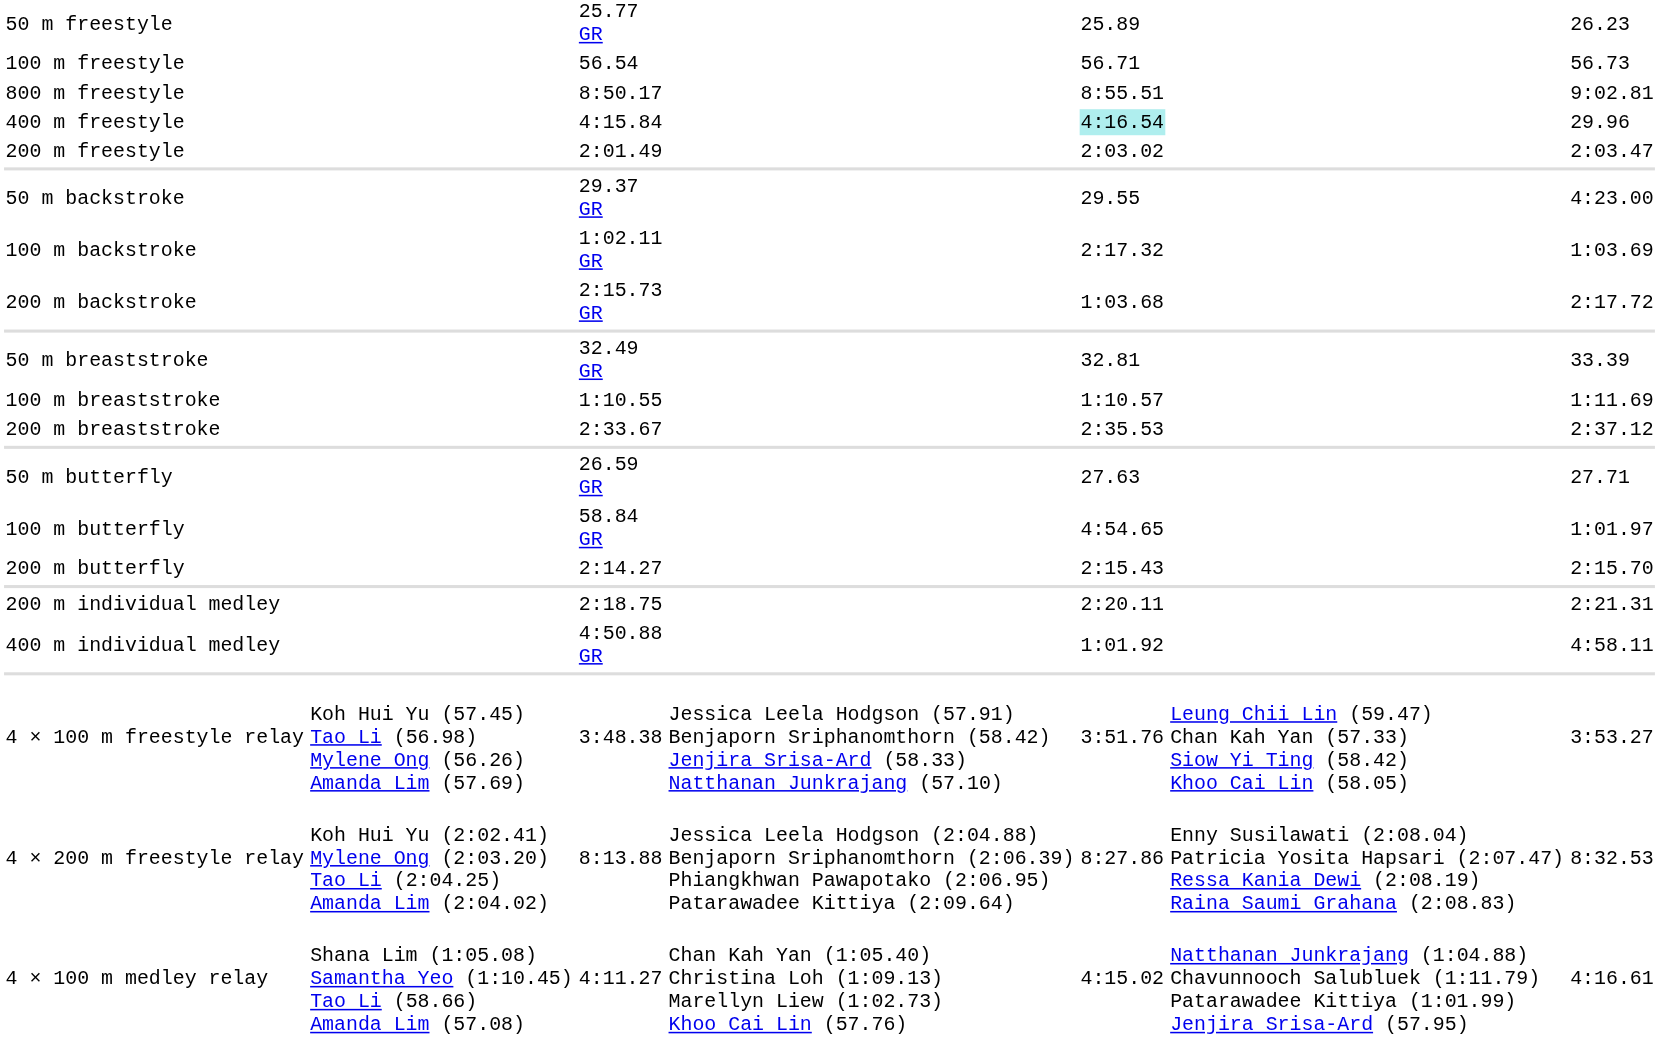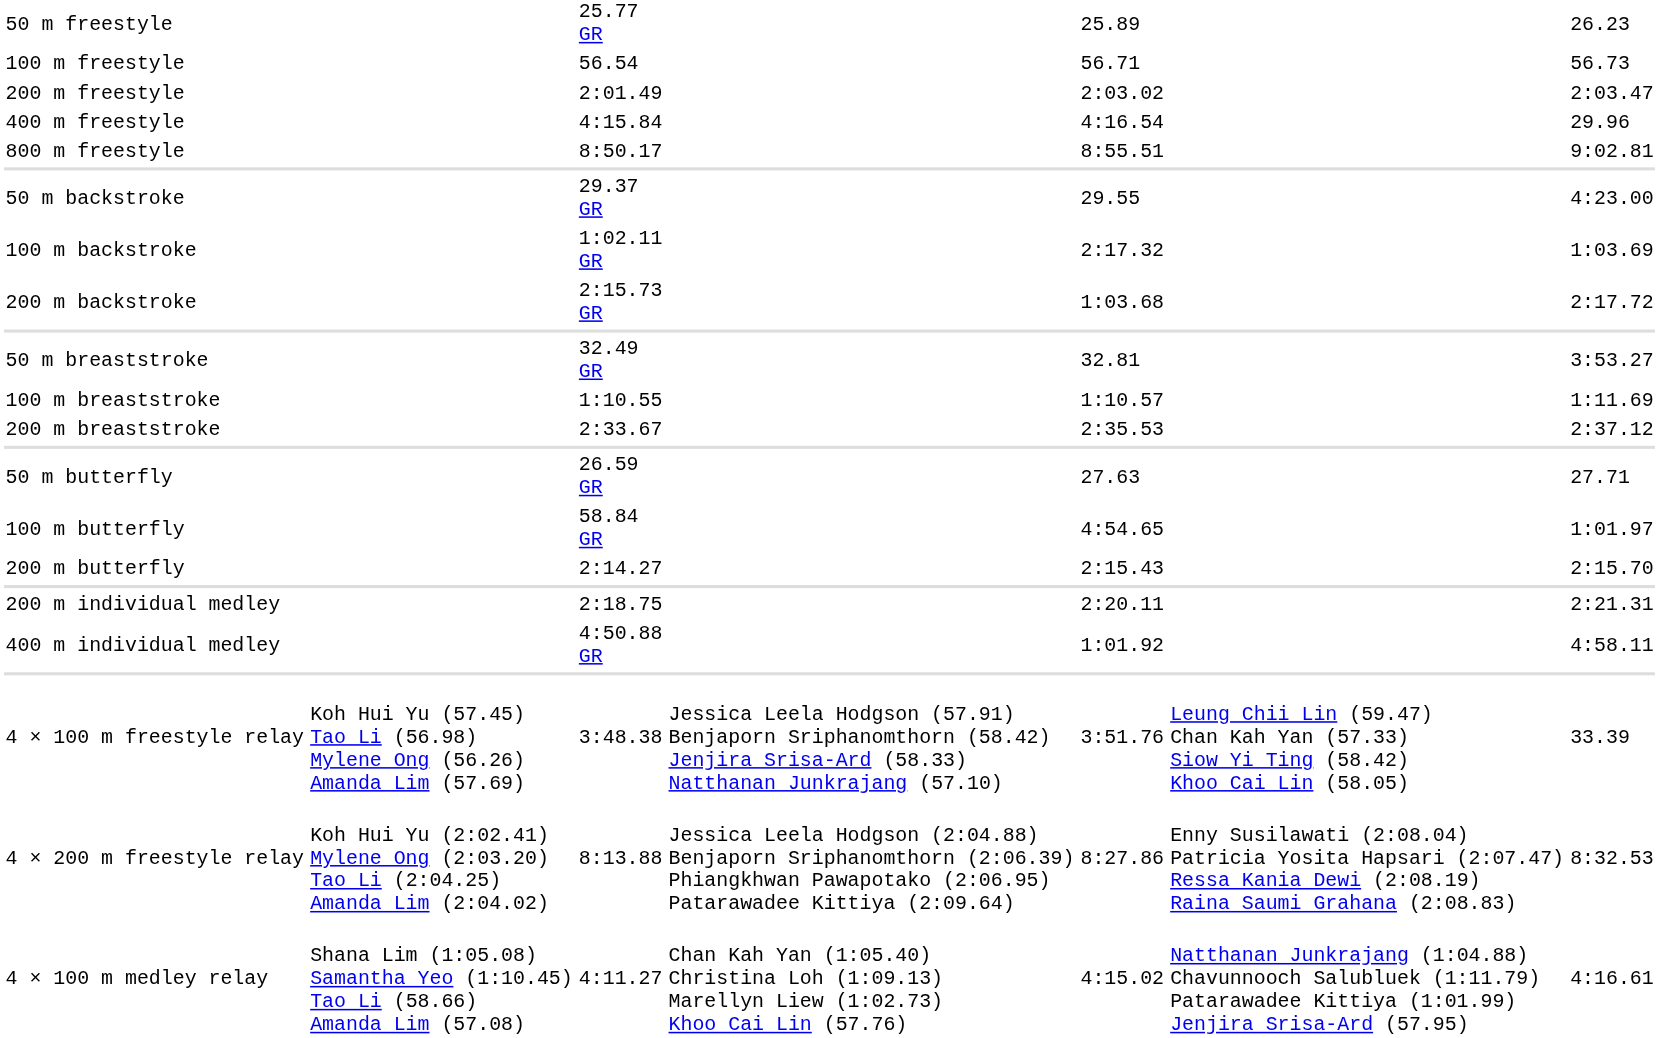rows swapped: (95, 151) <-> (95, 93)
(1122, 122) paleturquoise background -> (1122, 122) no background
(1600, 360) 33.39 -> (1612, 360) 3:53.27
(1612, 737) 3:53.27 -> (1600, 737) 33.39
